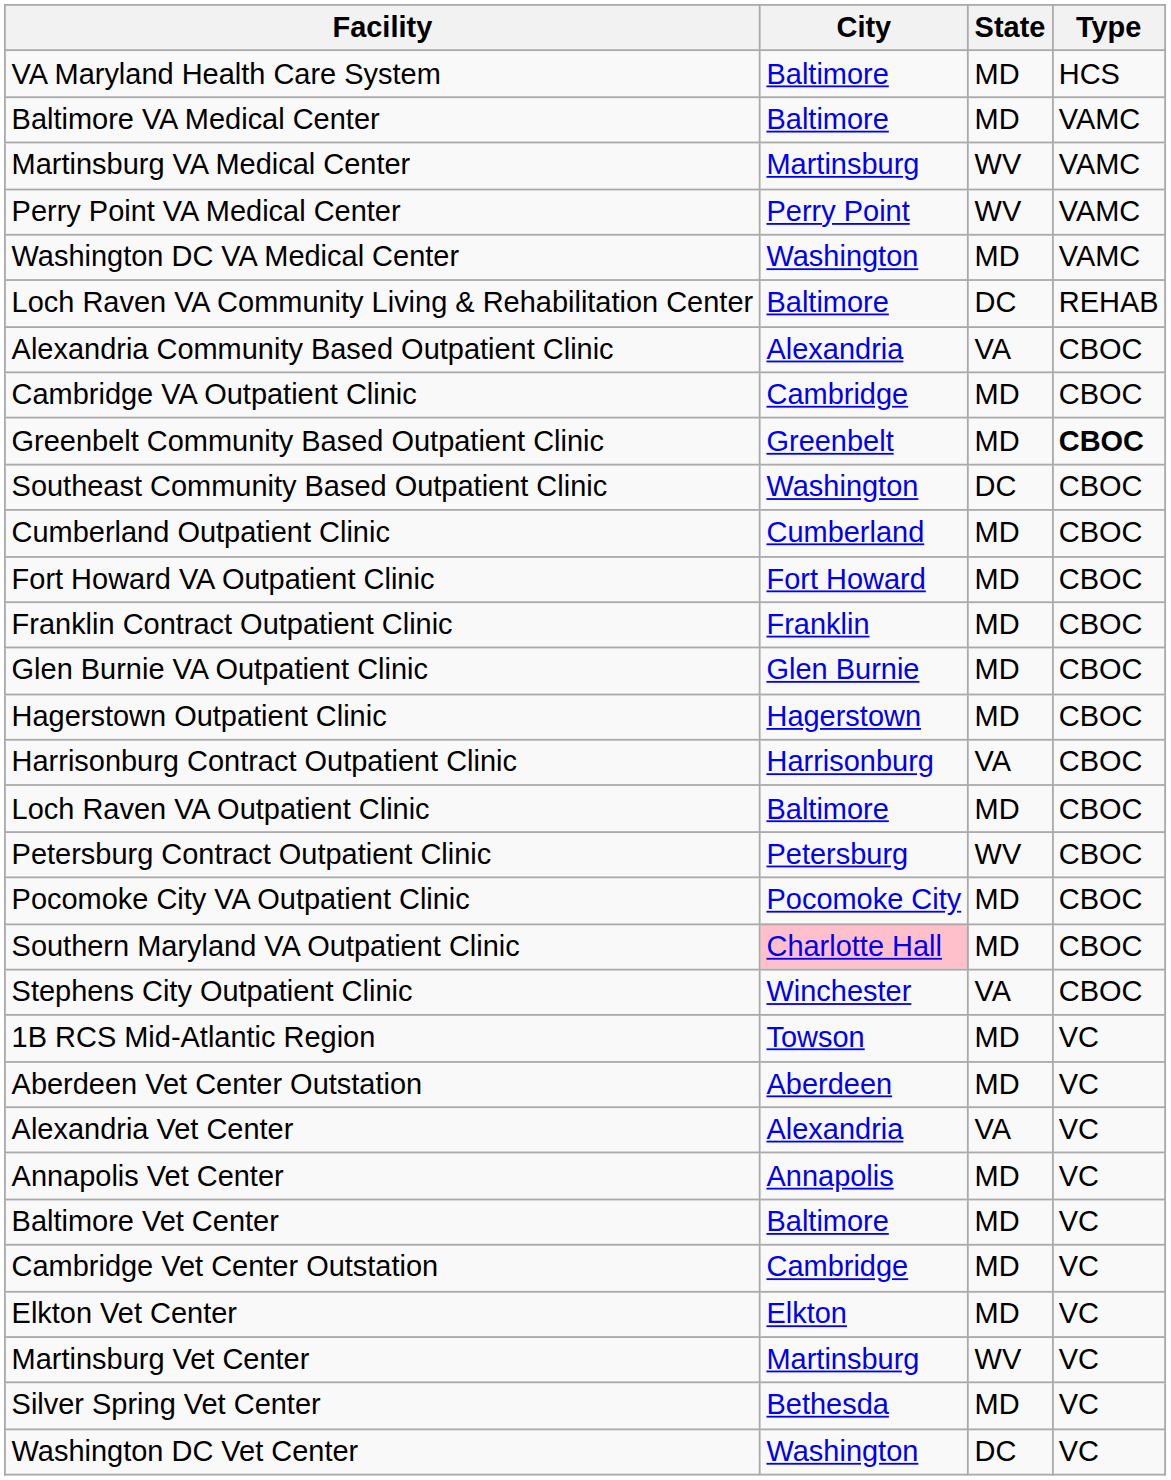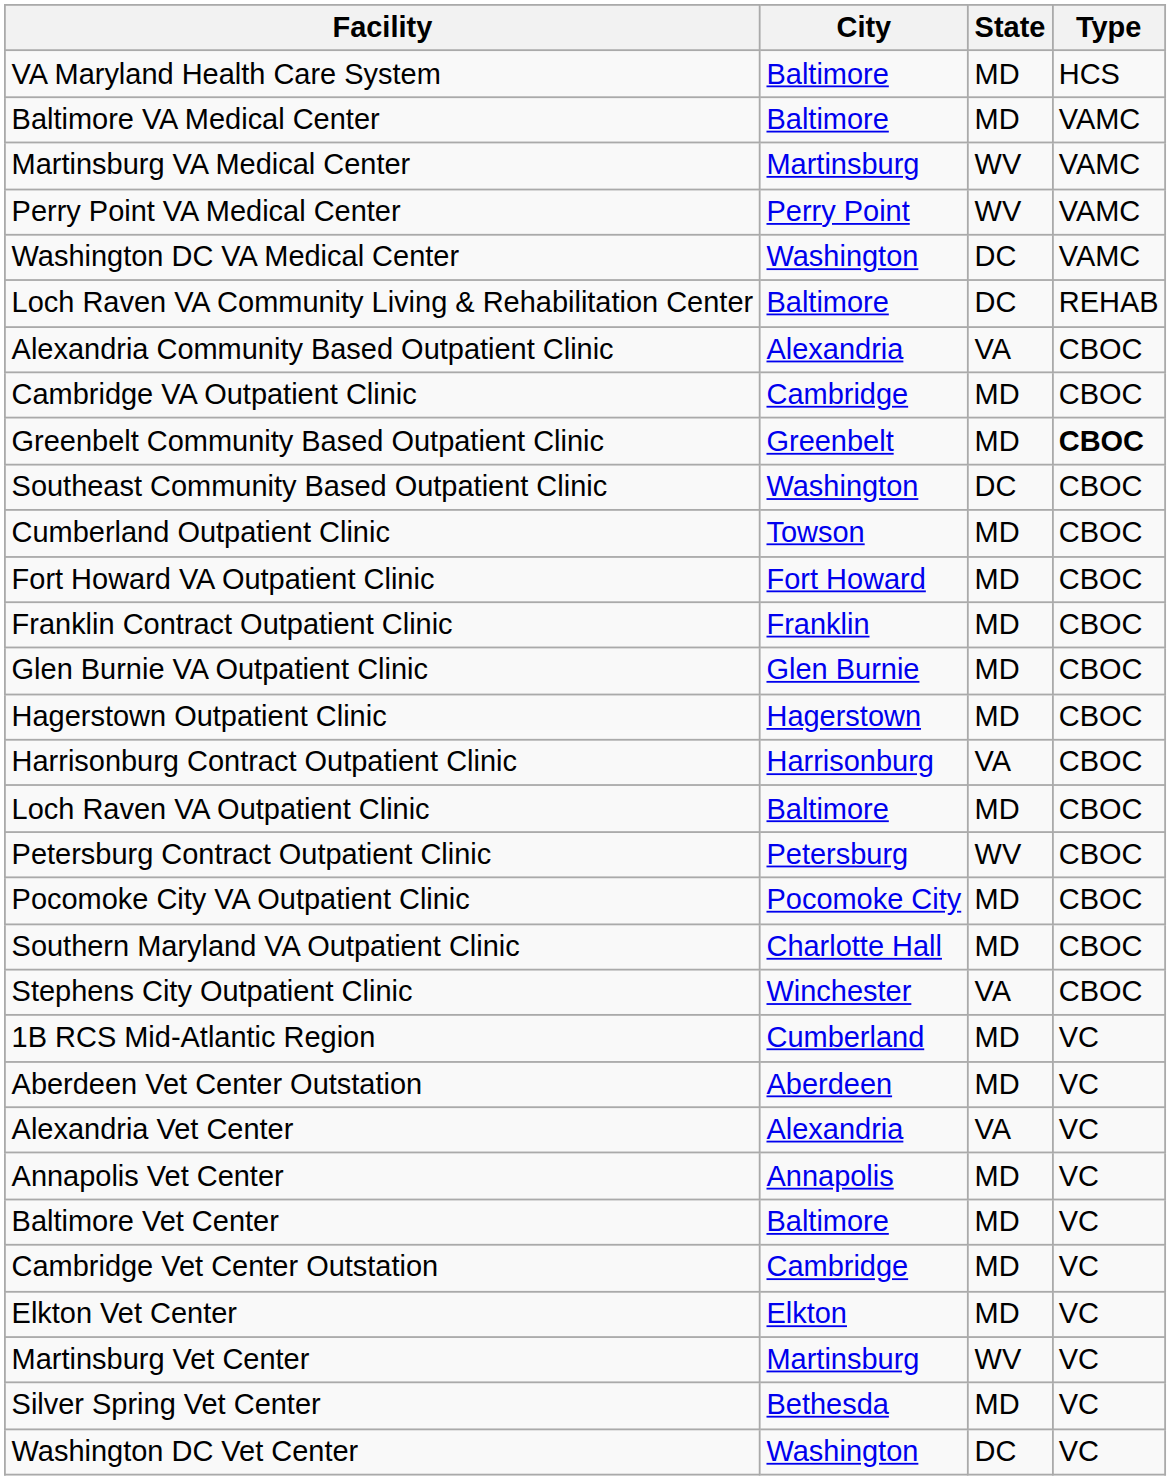(997, 257) MD -> (995, 257) DC
(845, 532) Cumberland -> (816, 532) Towson
(854, 946) pink background -> (854, 946) no background
(816, 1037) Towson -> (845, 1037) Cumberland
